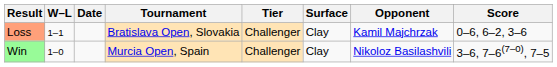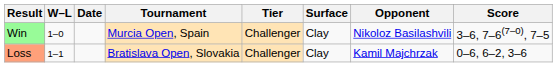rows swapped: (17, 51) <-> (19, 31)
